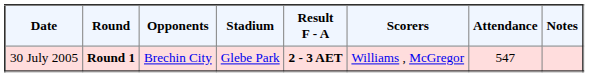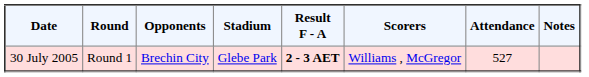(111, 58) bold -> (110, 58) normal
(505, 58) 547 -> (502, 58) 527
